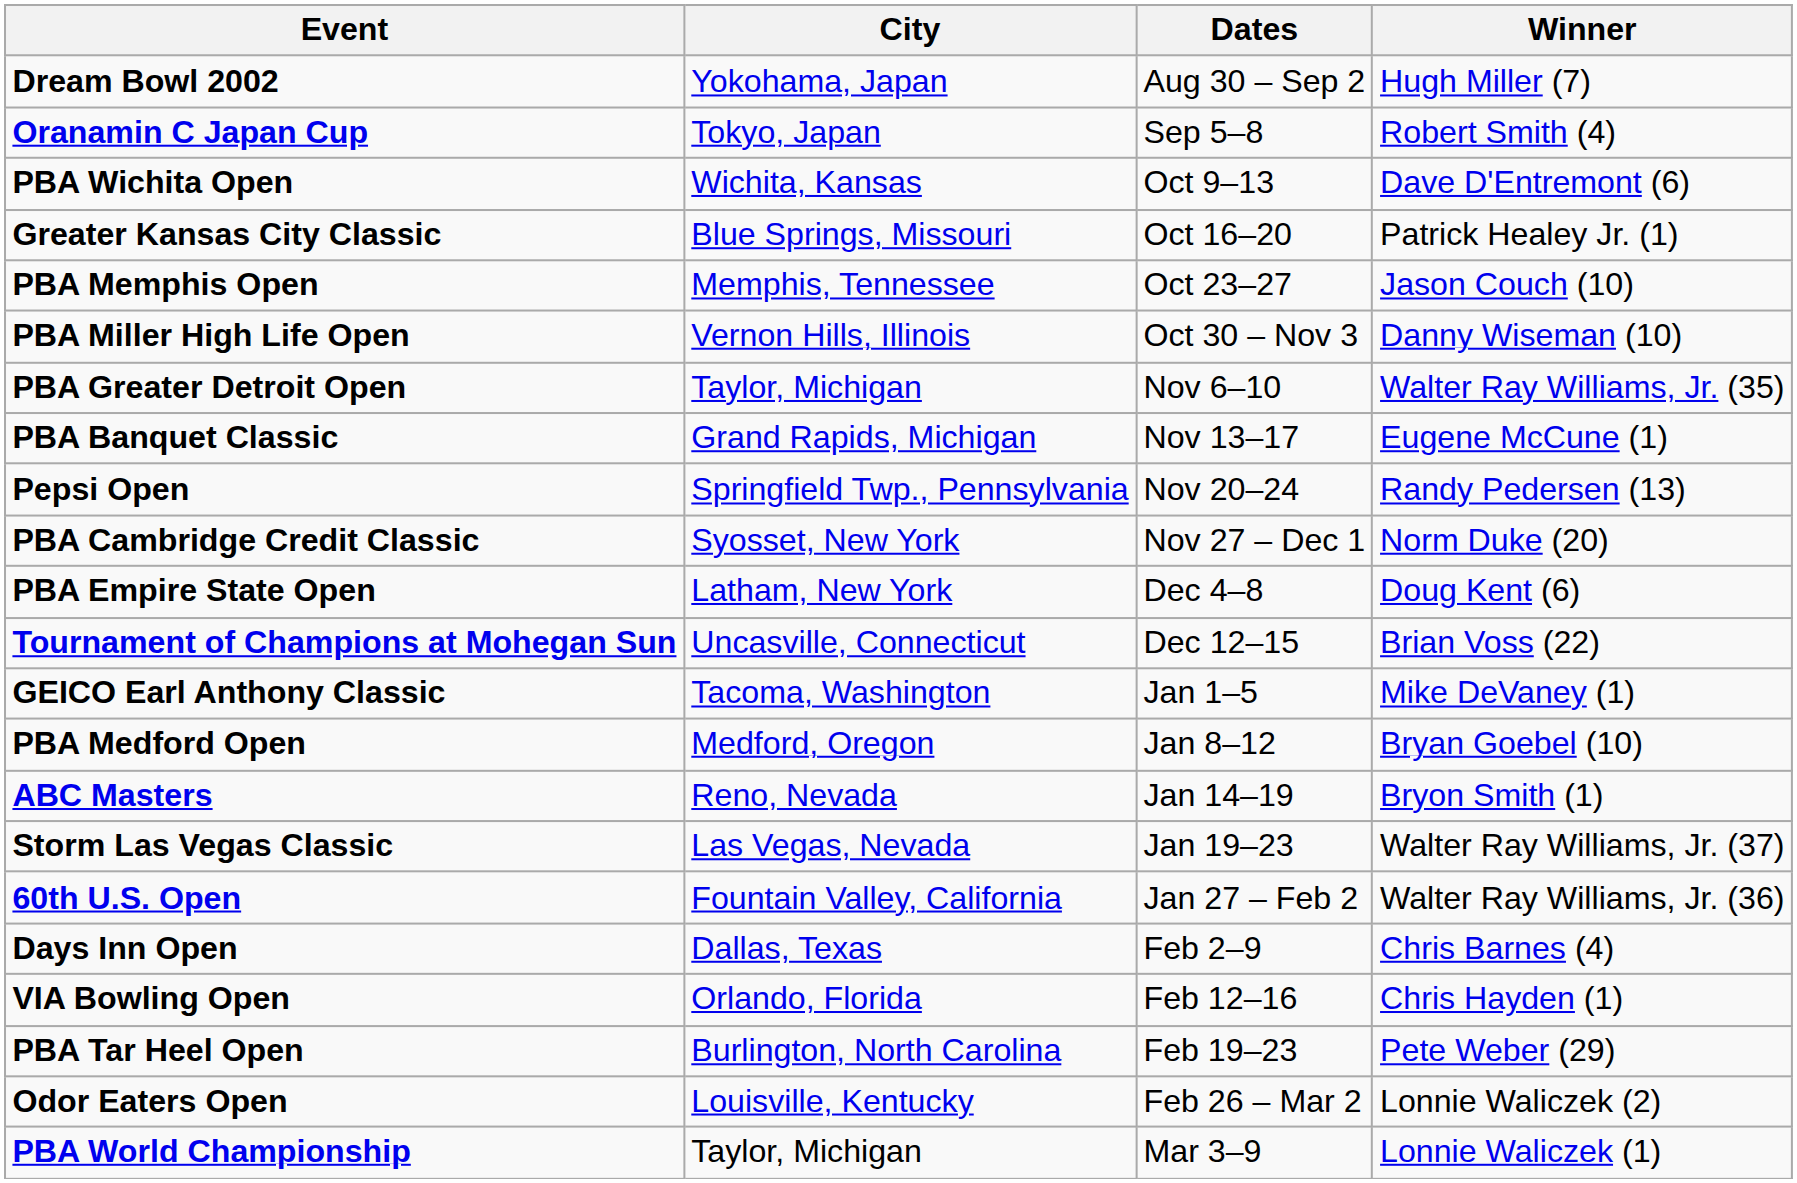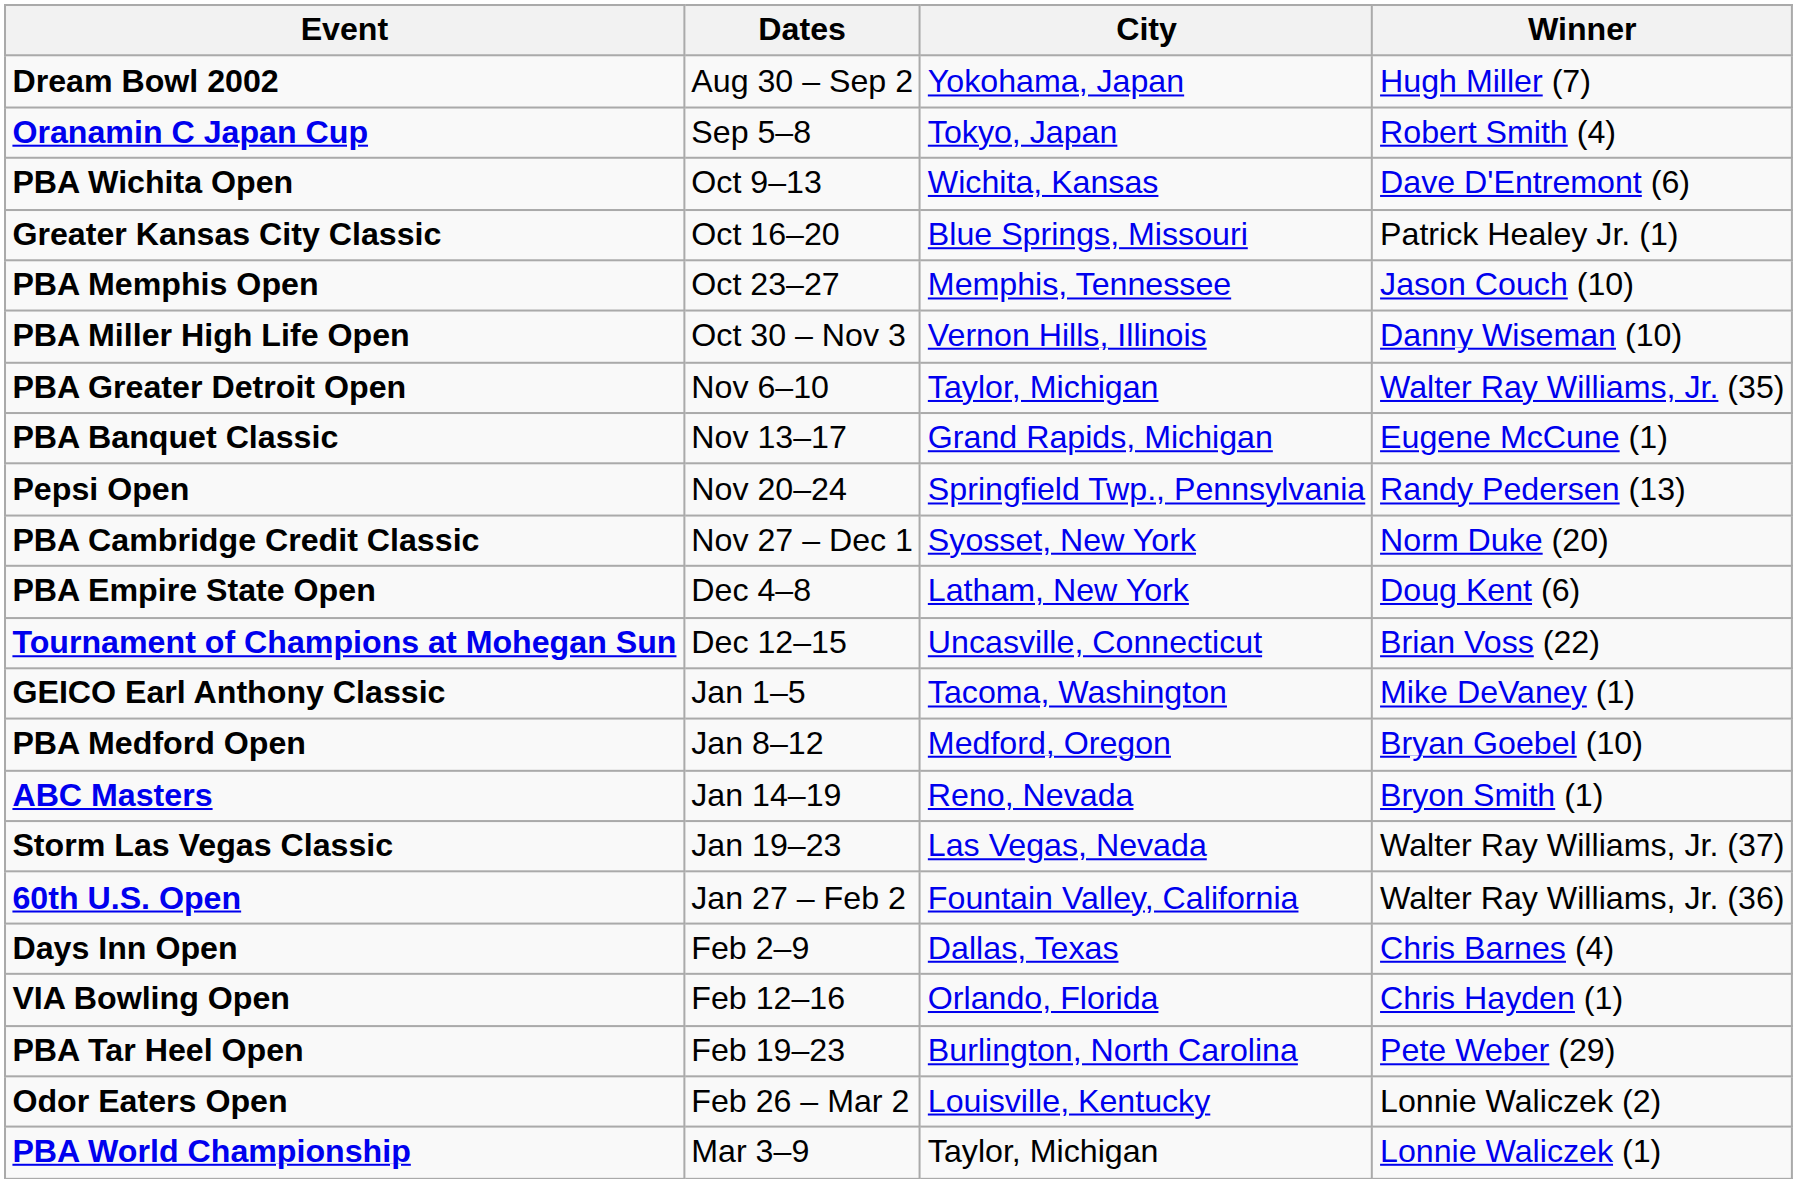columns swapped: (910, 30) <-> (1254, 30)
